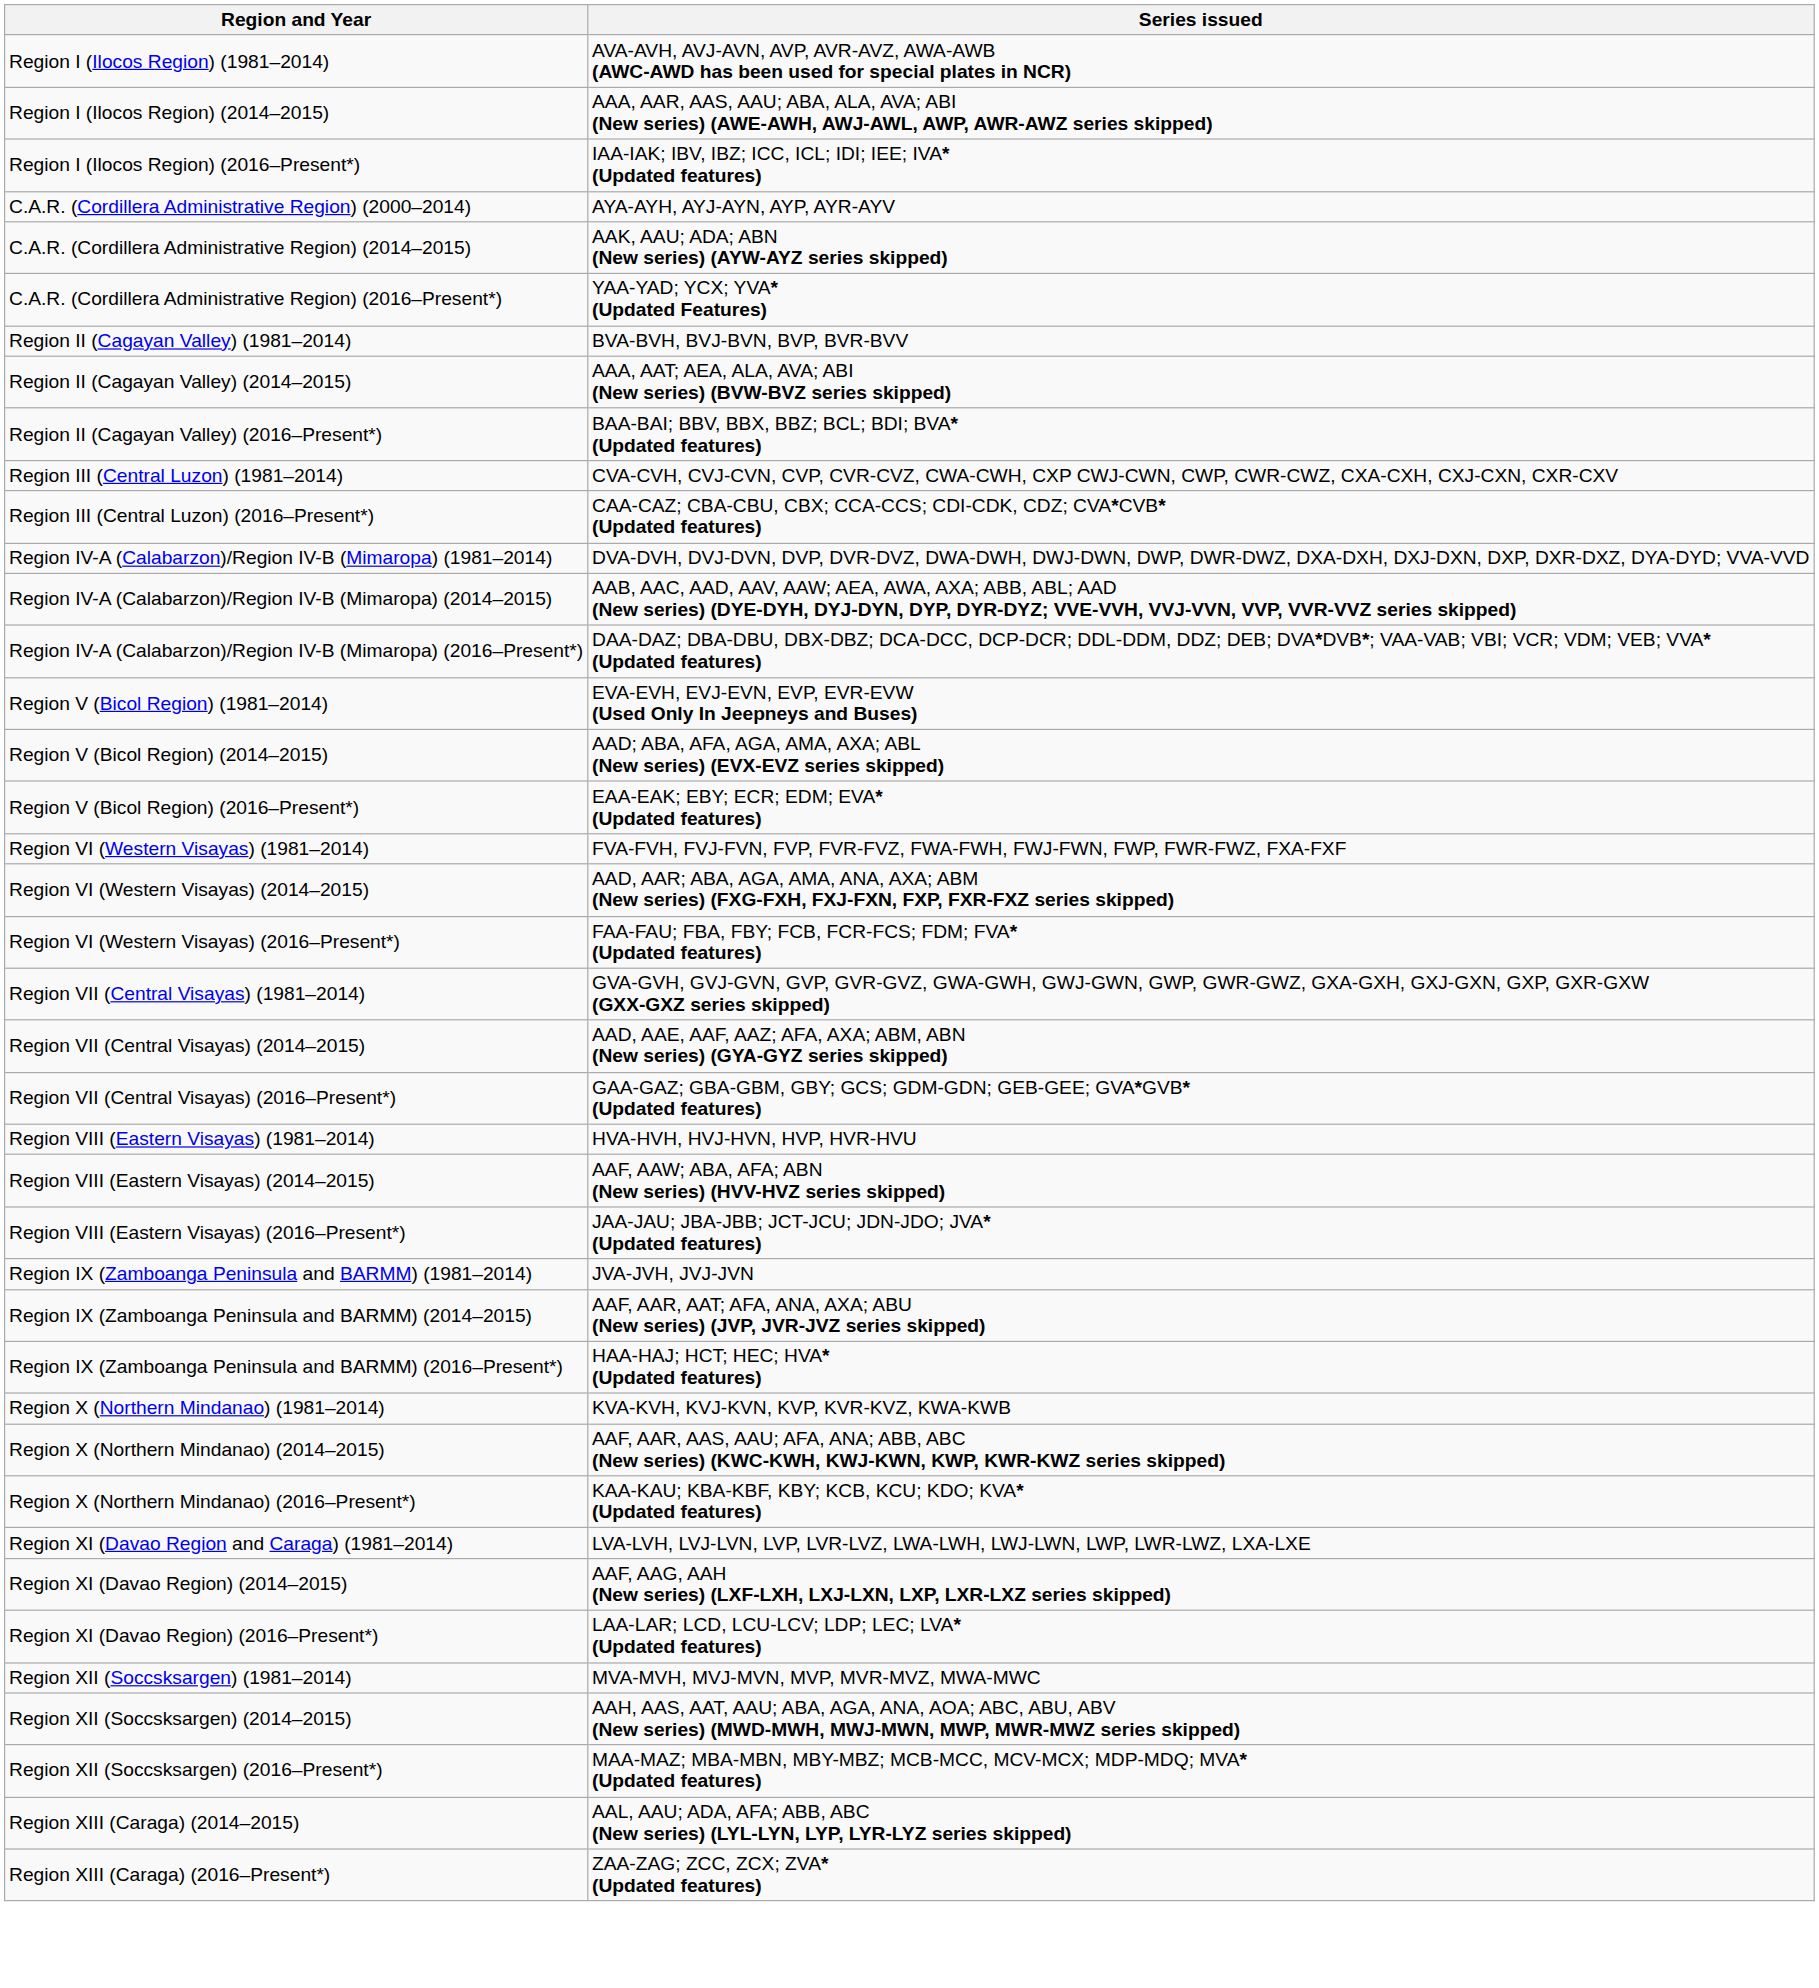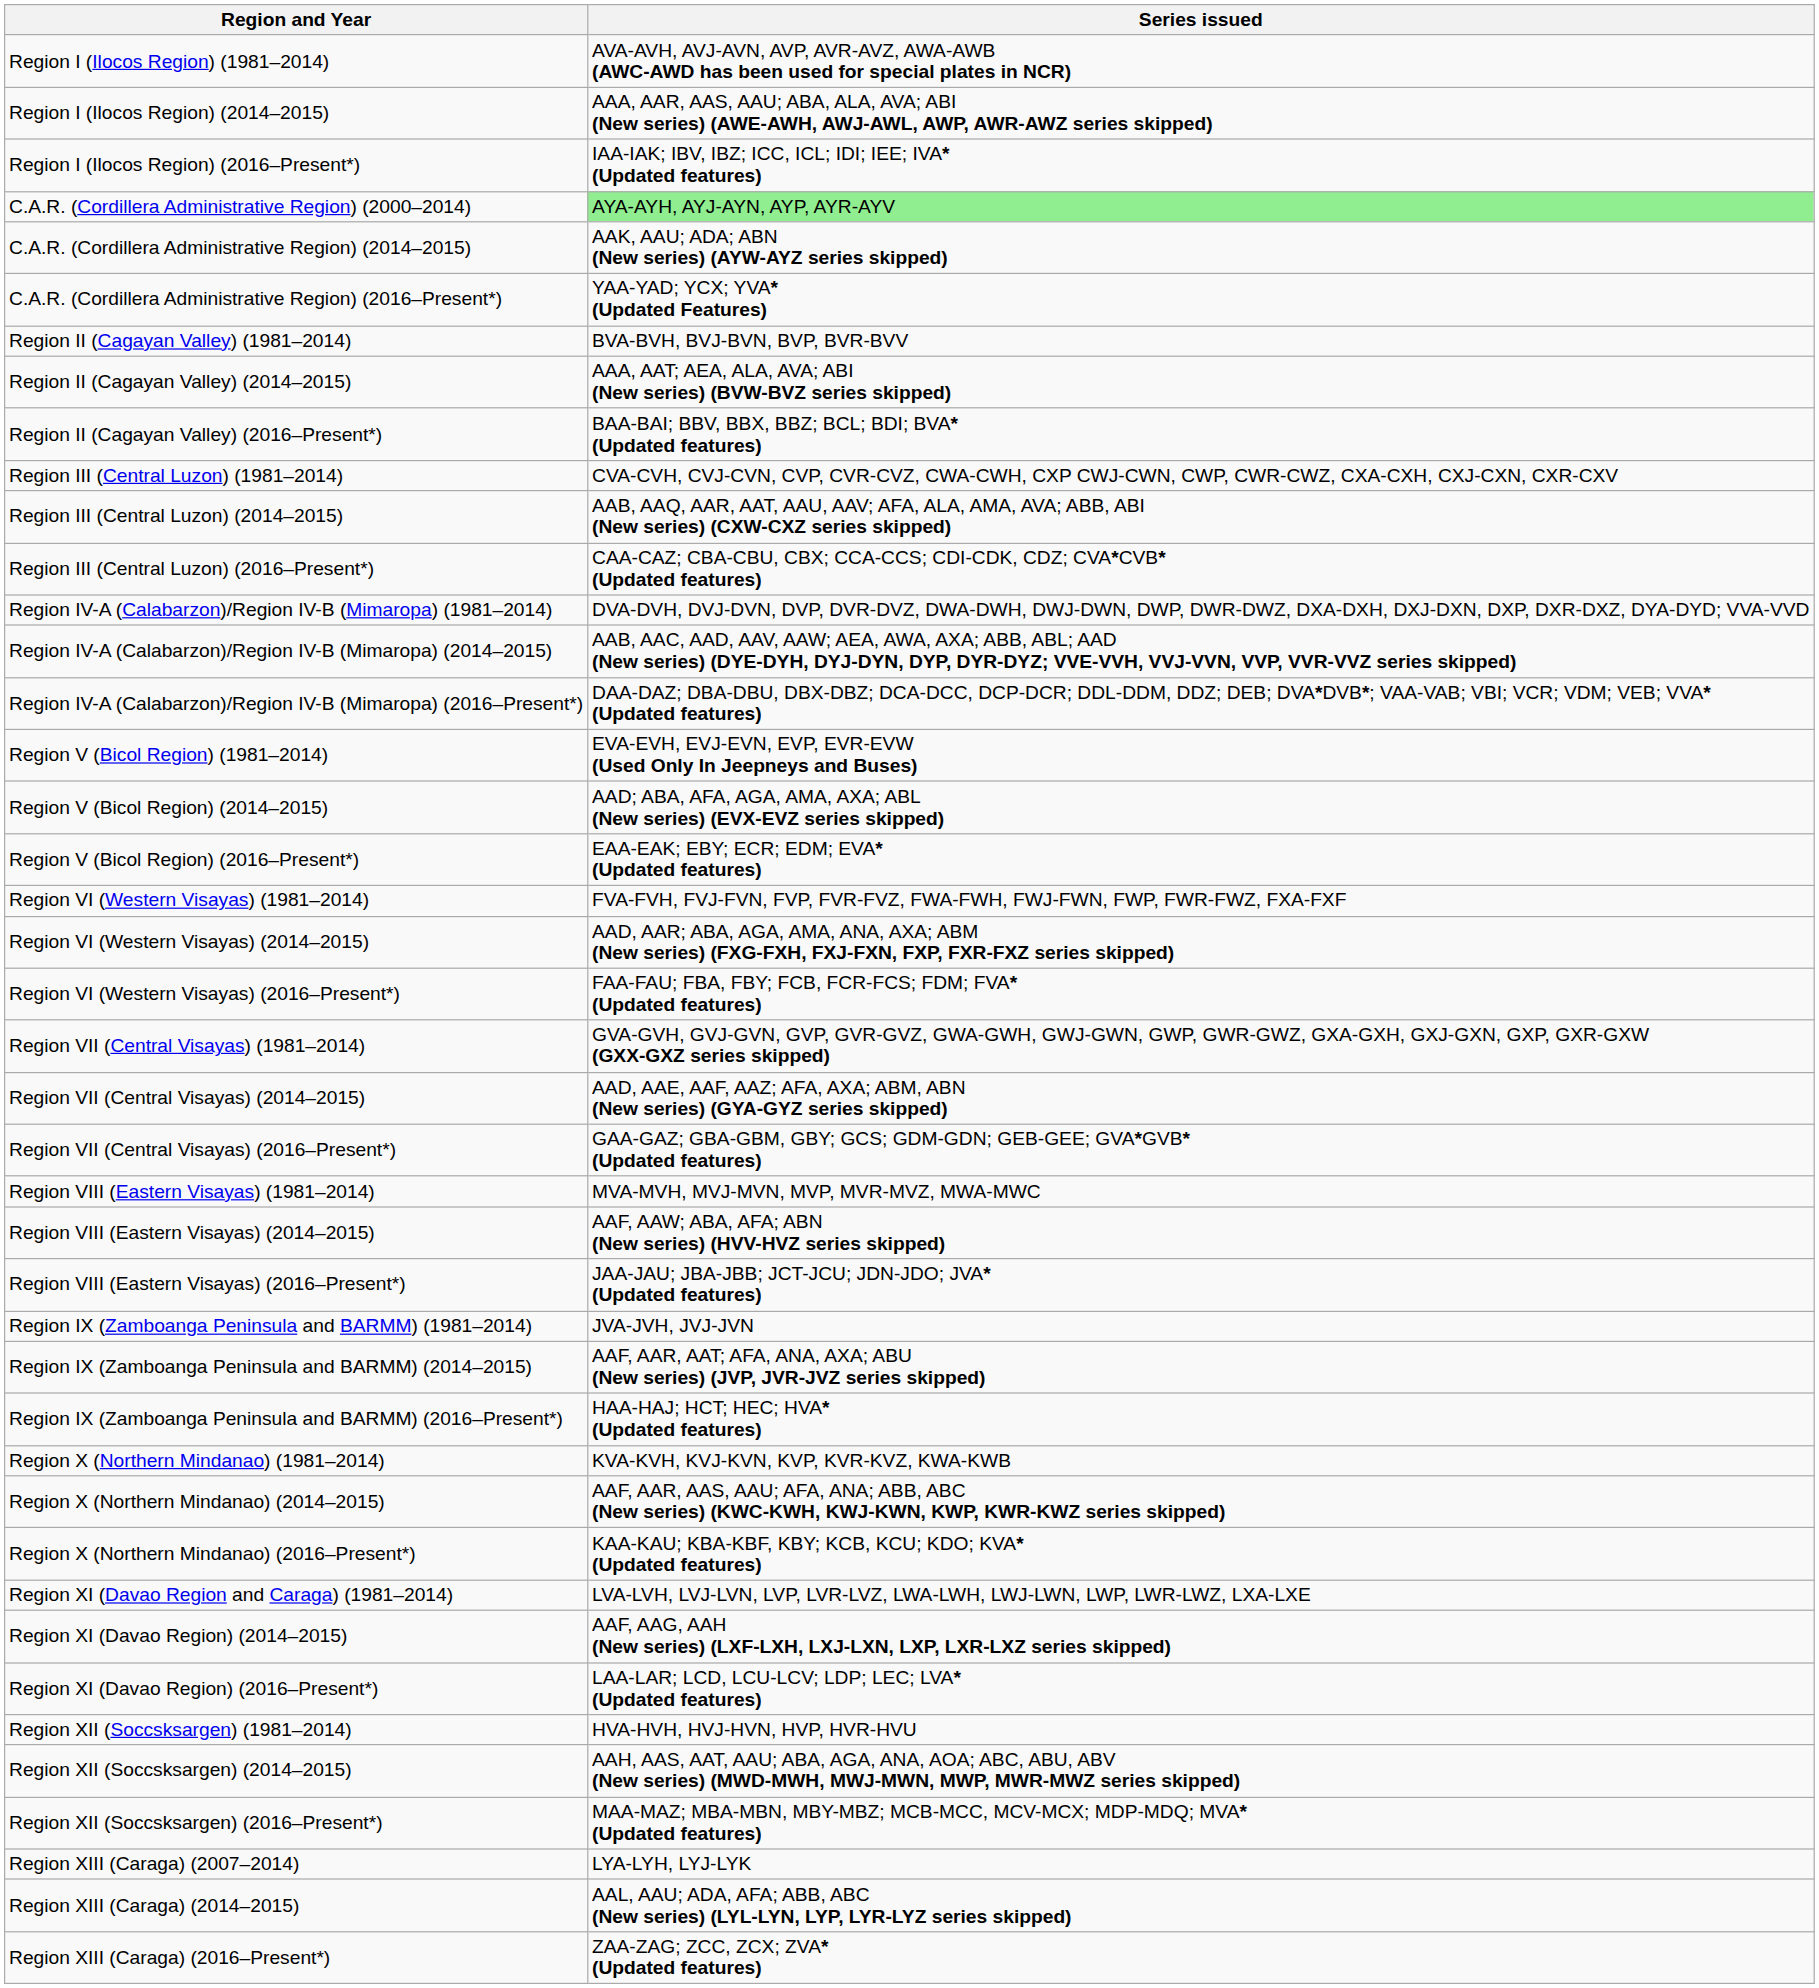(744, 206) no background -> (744, 206) lightgreen background
+ row: (176, 516)
(754, 1139) HVA-HVH, HVJ-HVN, HVP, HVR-HVU -> (816, 1191) MVA-MVH, MVJ-MVN, MVP, MVR-MVZ, MWA-MWC
(816, 1677) MVA-MVH, MVJ-MVN, MVP, MVR-MVZ, MWA-MWC -> (754, 1729) HVA-HVH, HVJ-HVN, HVP, HVR-HVU
+ row: (154, 1864)
